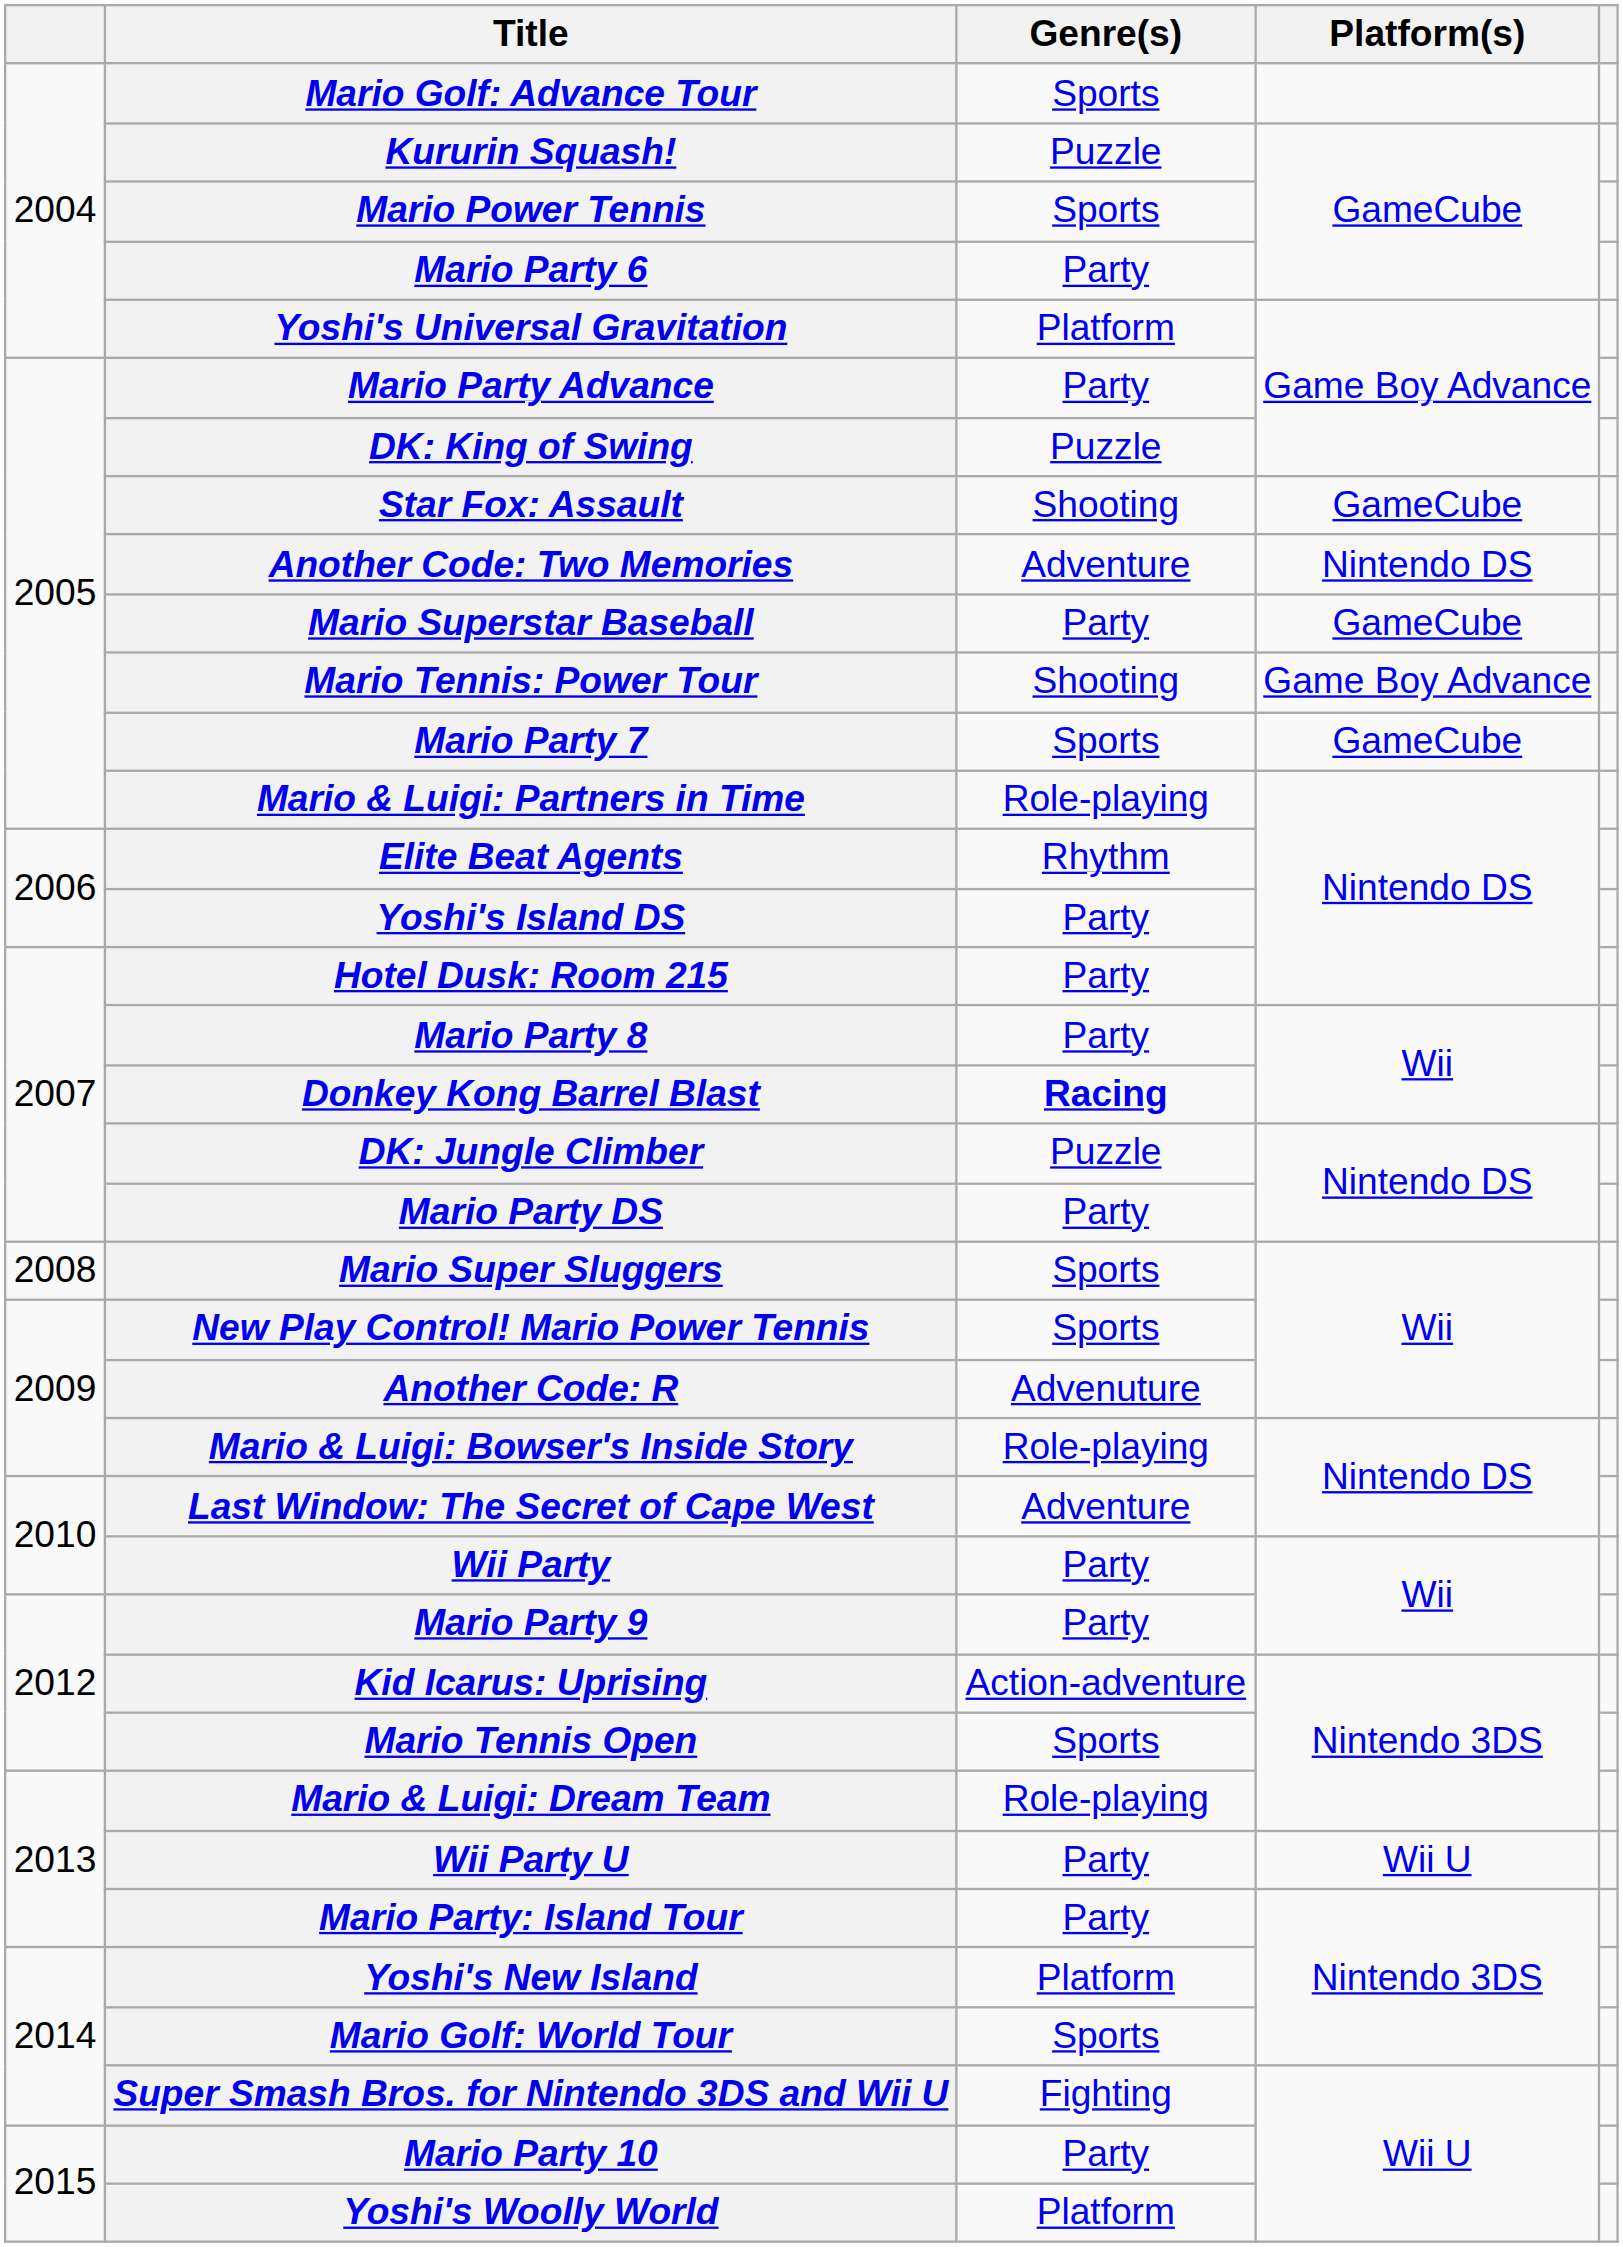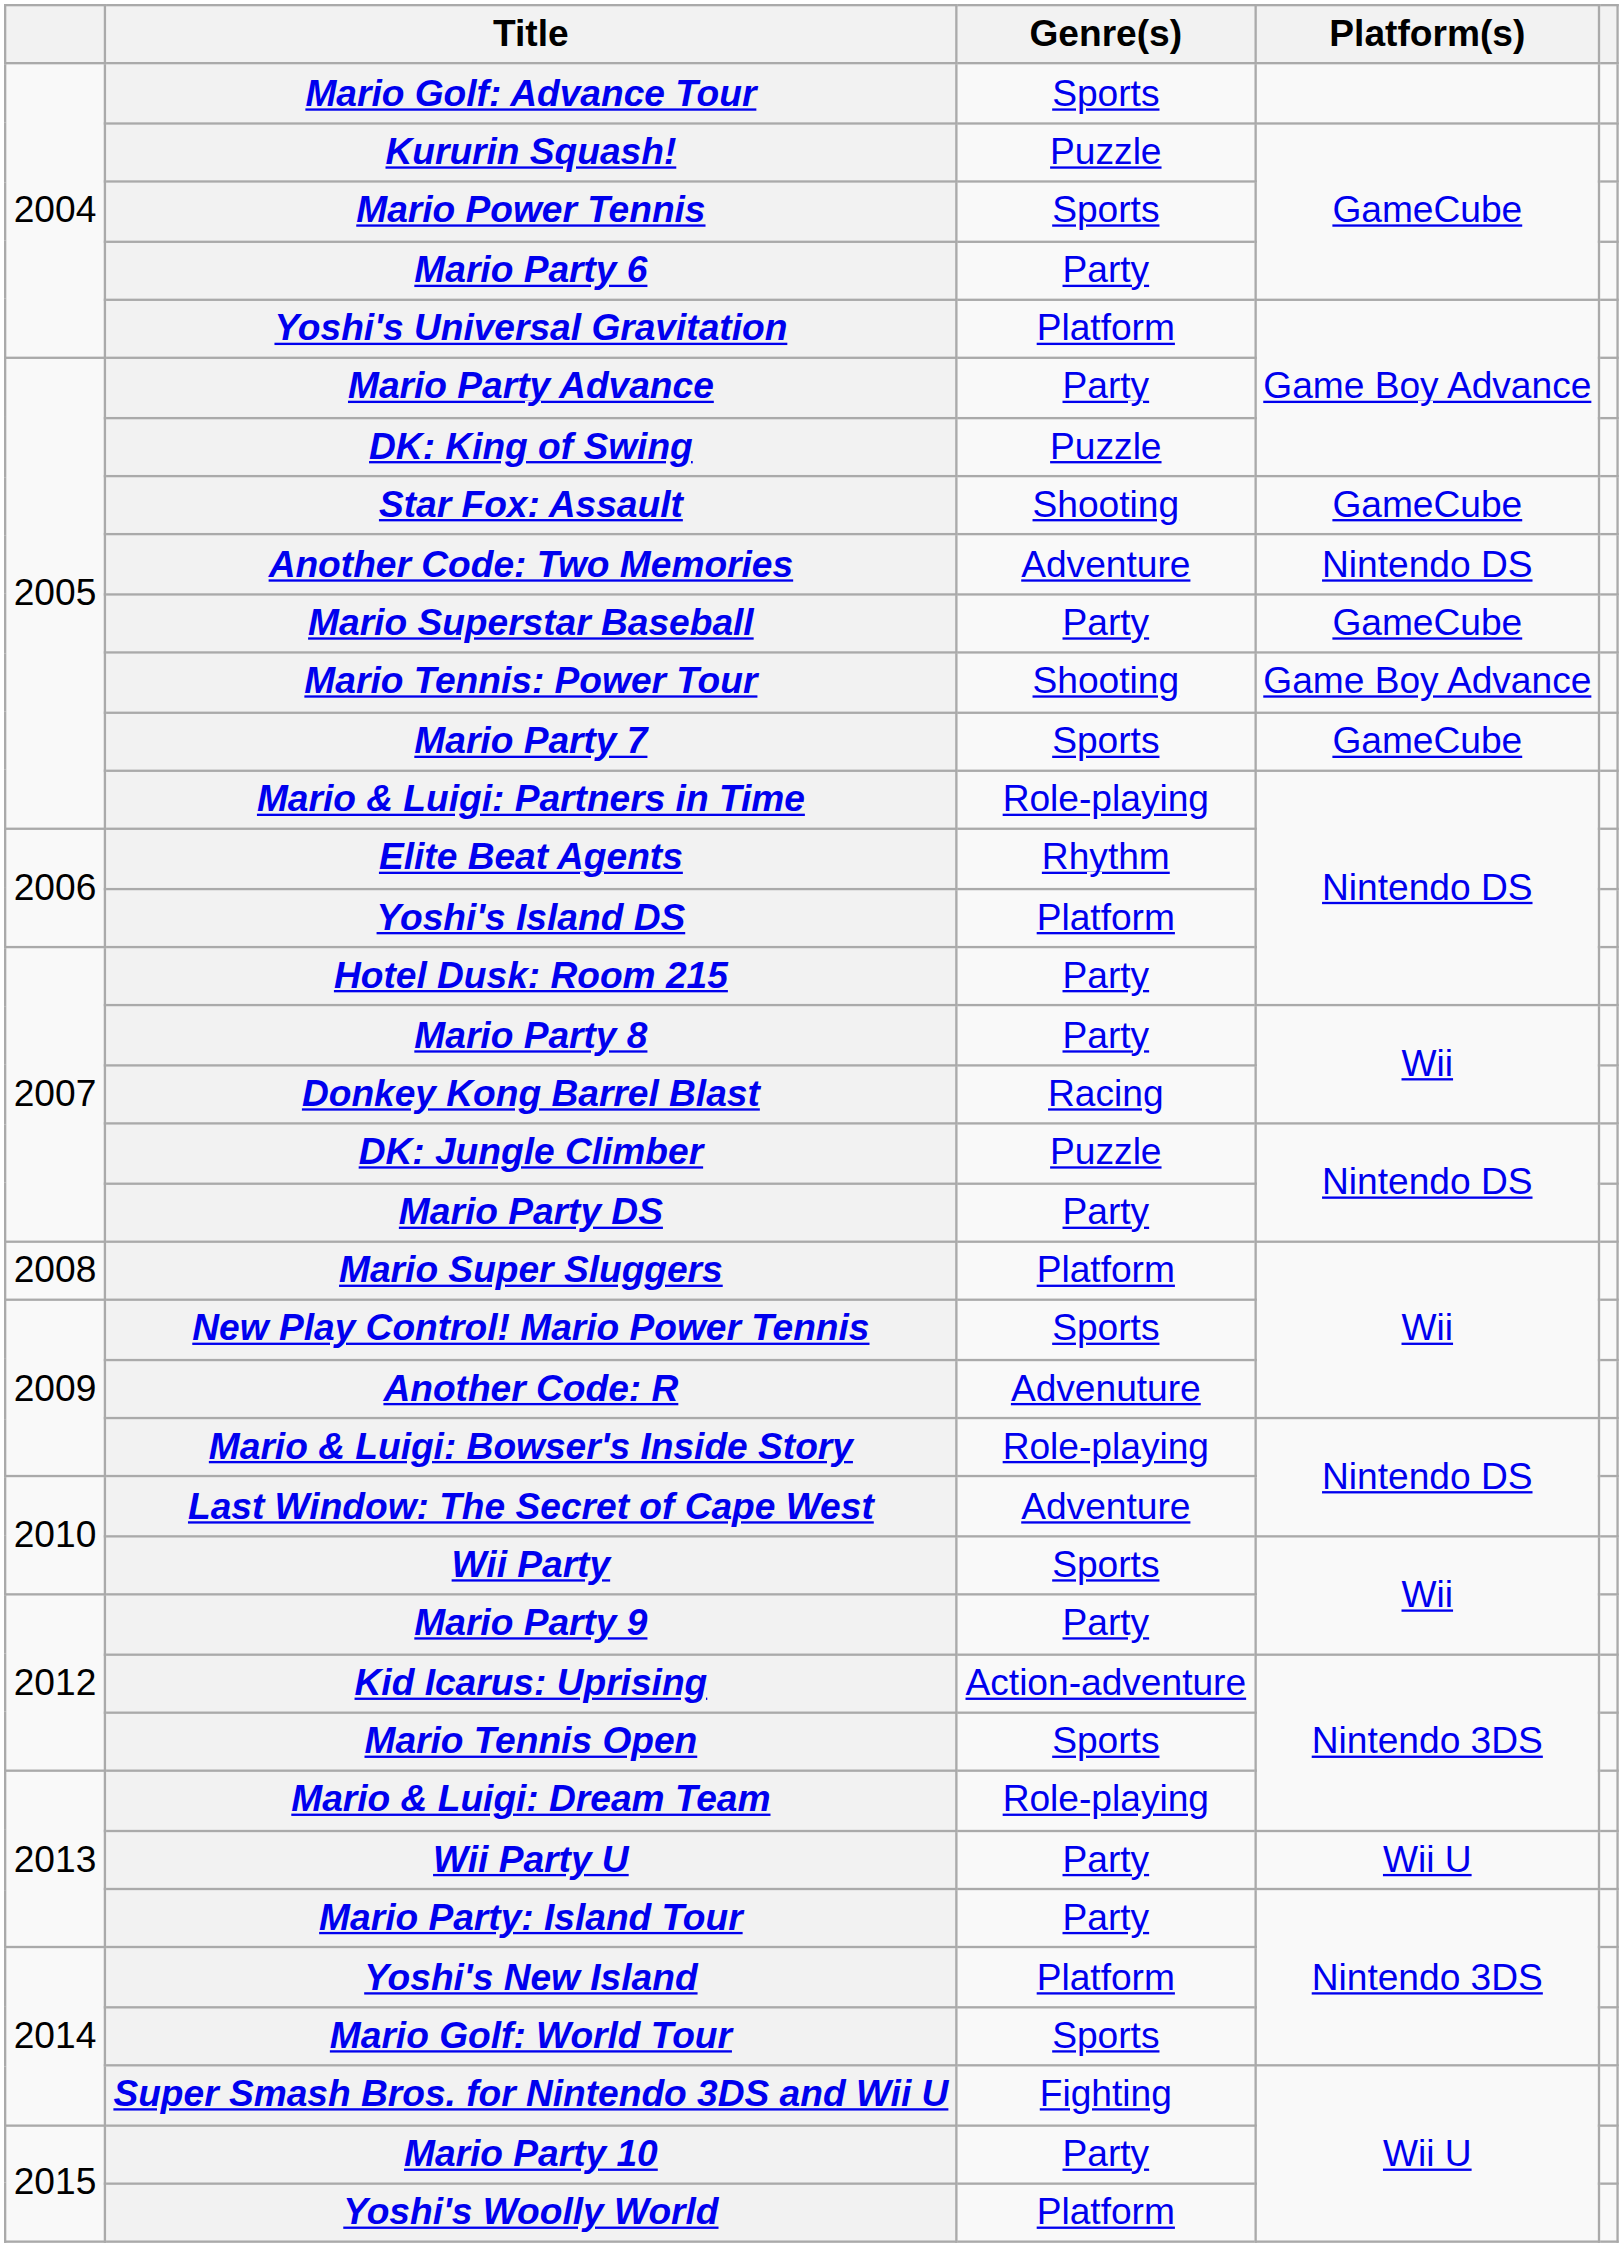(1106, 916) Party -> (1106, 916) Platform
(1106, 1093) bold -> (1106, 1093) normal
(1106, 1270) Sports -> (1106, 1270) Platform
(1106, 1564) Party -> (1106, 1564) Sports
